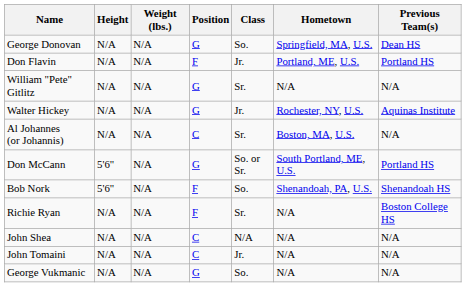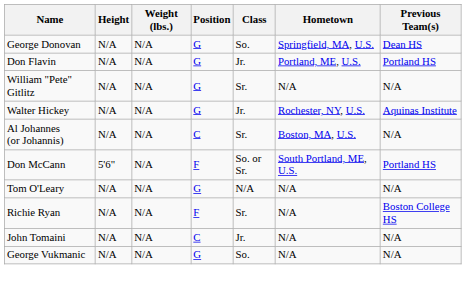(195, 62) F -> (197, 62) G
(196, 165) G -> (196, 165) F
- row: (28, 189)
+ row: (36, 189)
- row: (29, 237)
